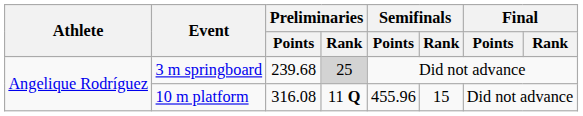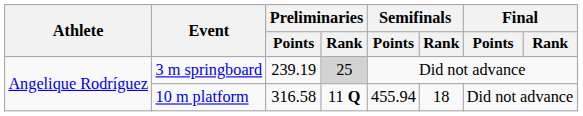(294, 70) 239.68 -> (294, 70) 239.19
(294, 97) 316.08 -> (294, 97) 316.58
(393, 97) 455.96 -> (393, 97) 455.94
(441, 97) 15 -> (441, 97) 18
